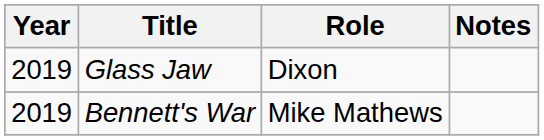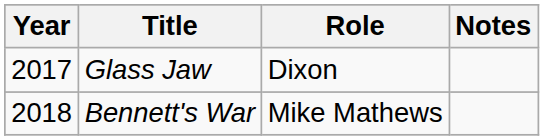(42, 69) 2019 -> (42, 69) 2017
(42, 112) 2019 -> (42, 112) 2018
